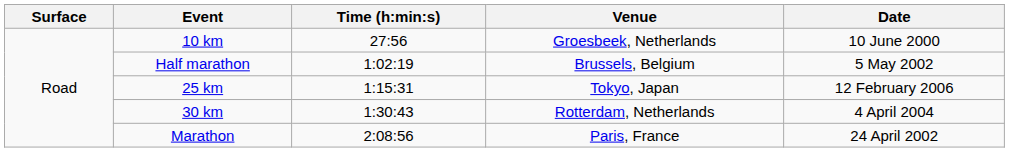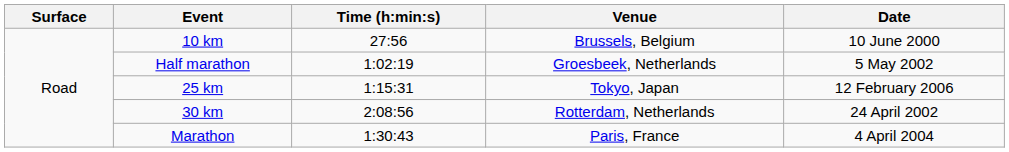(635, 40) Groesbeek, Netherlands -> (635, 40) Brussels, Belgium
(635, 64) Brussels, Belgium -> (635, 64) Groesbeek, Netherlands
(389, 112) 1:30:43 -> (389, 112) 2:08:56
(894, 112) 4 April 2004 -> (894, 112) 24 April 2002
(389, 136) 2:08:56 -> (389, 136) 1:30:43
(894, 136) 24 April 2002 -> (894, 136) 4 April 2004
